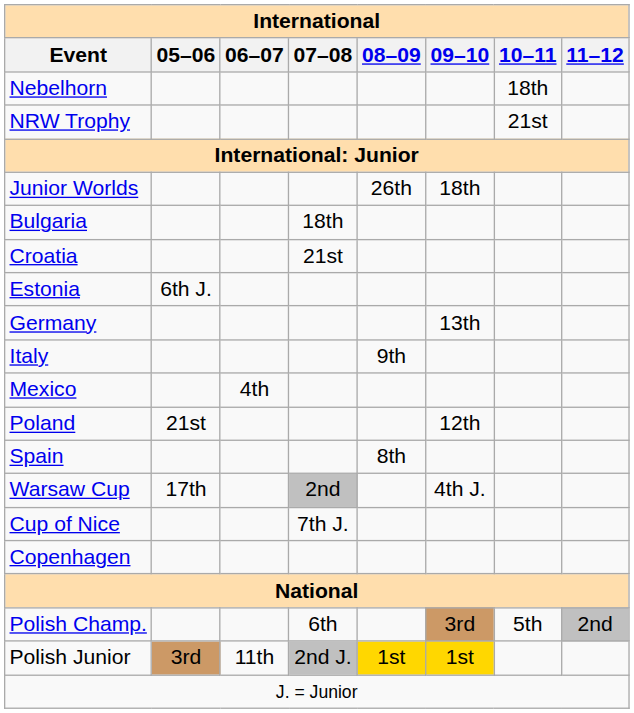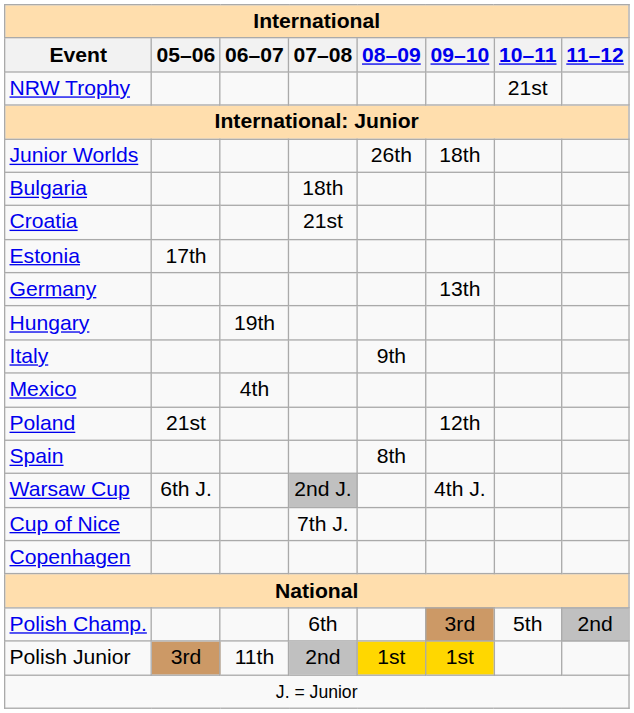- row: (58, 88)
(186, 289) 6th J. -> (186, 255) 17th
+ row: (49, 322)
(186, 490) 17th -> (186, 490) 6th J.
(323, 490) 2nd -> (323, 490) 2nd J.
(323, 657) 2nd J. -> (323, 657) 2nd
